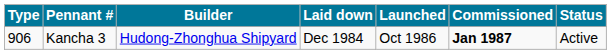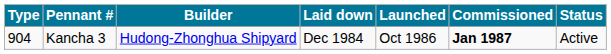(19, 37) 906 -> (19, 37) 904
